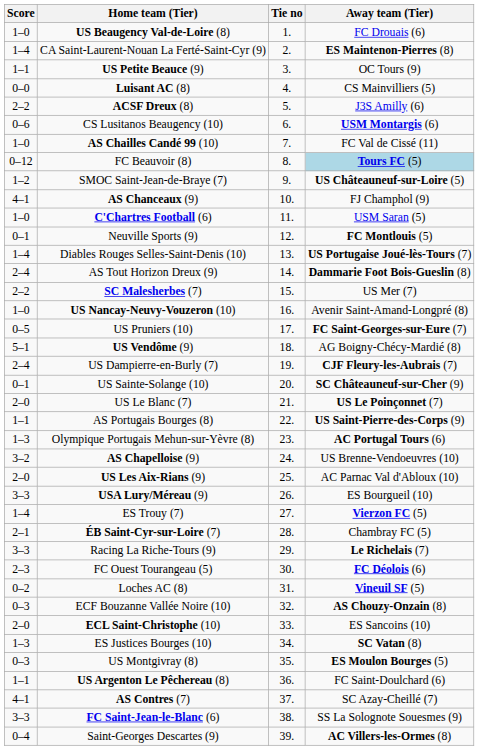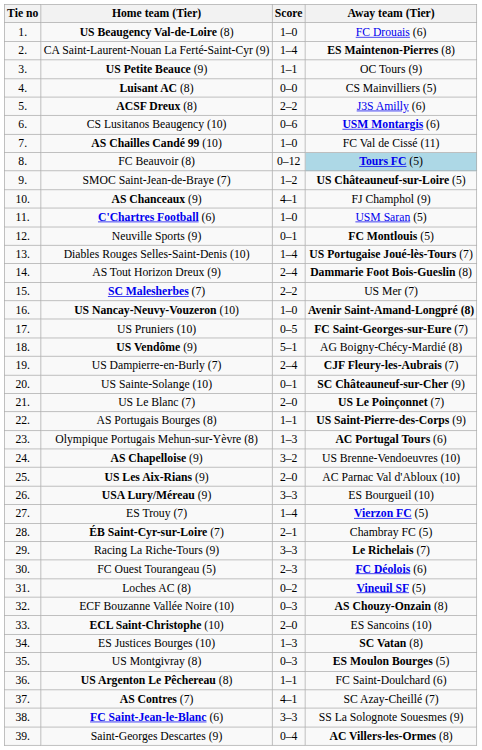columns swapped: (287, 13) <-> (21, 13)
(390, 310) normal -> (391, 310) bold
